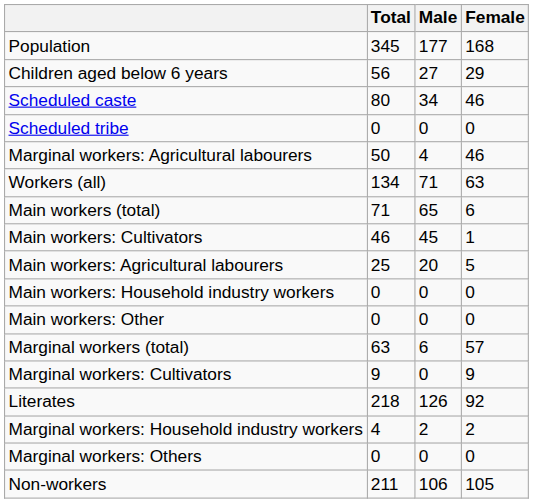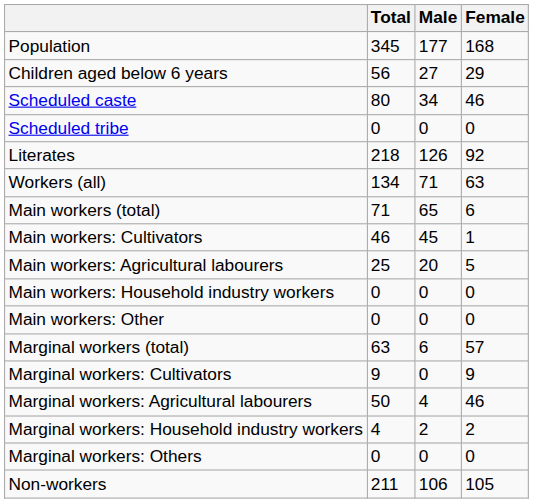rows swapped: (42, 401) <-> (160, 155)
